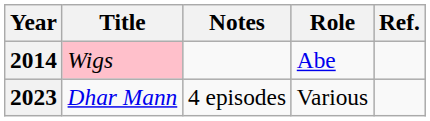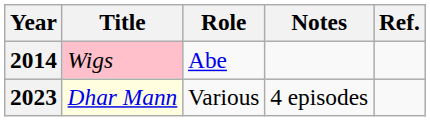columns swapped: (332, 23) <-> (237, 23)
(122, 97) no background -> (122, 97) lightyellow background
